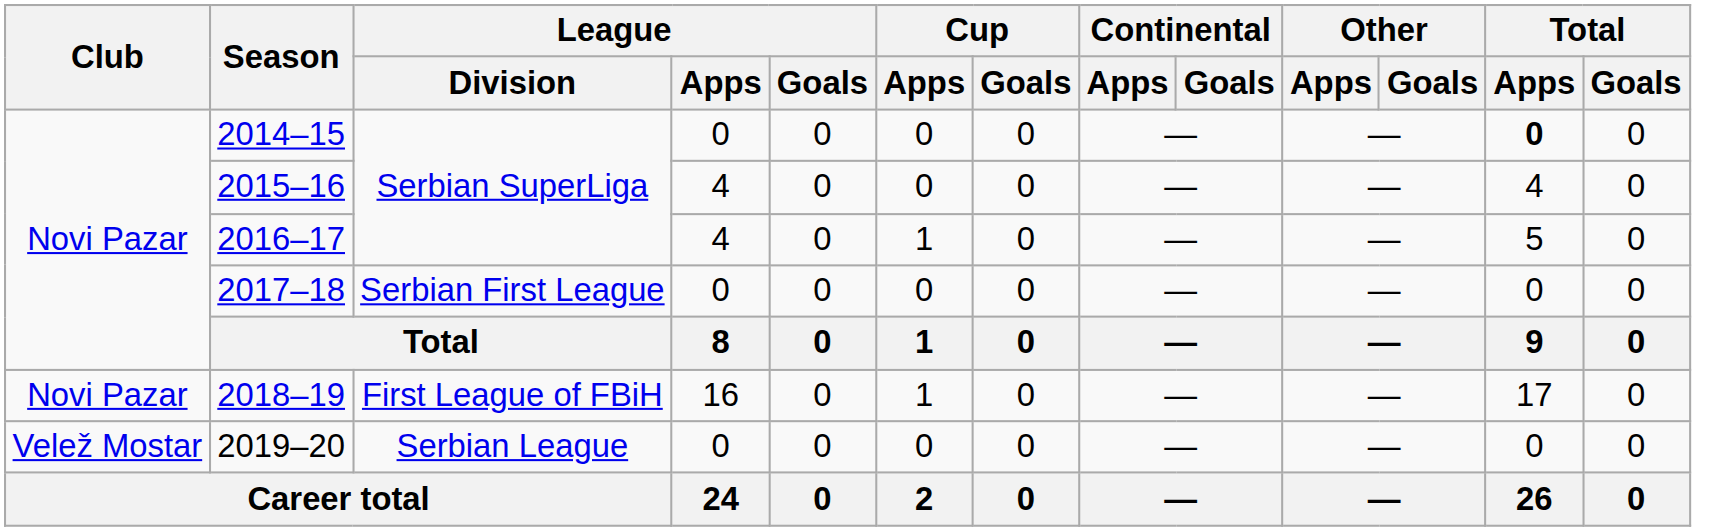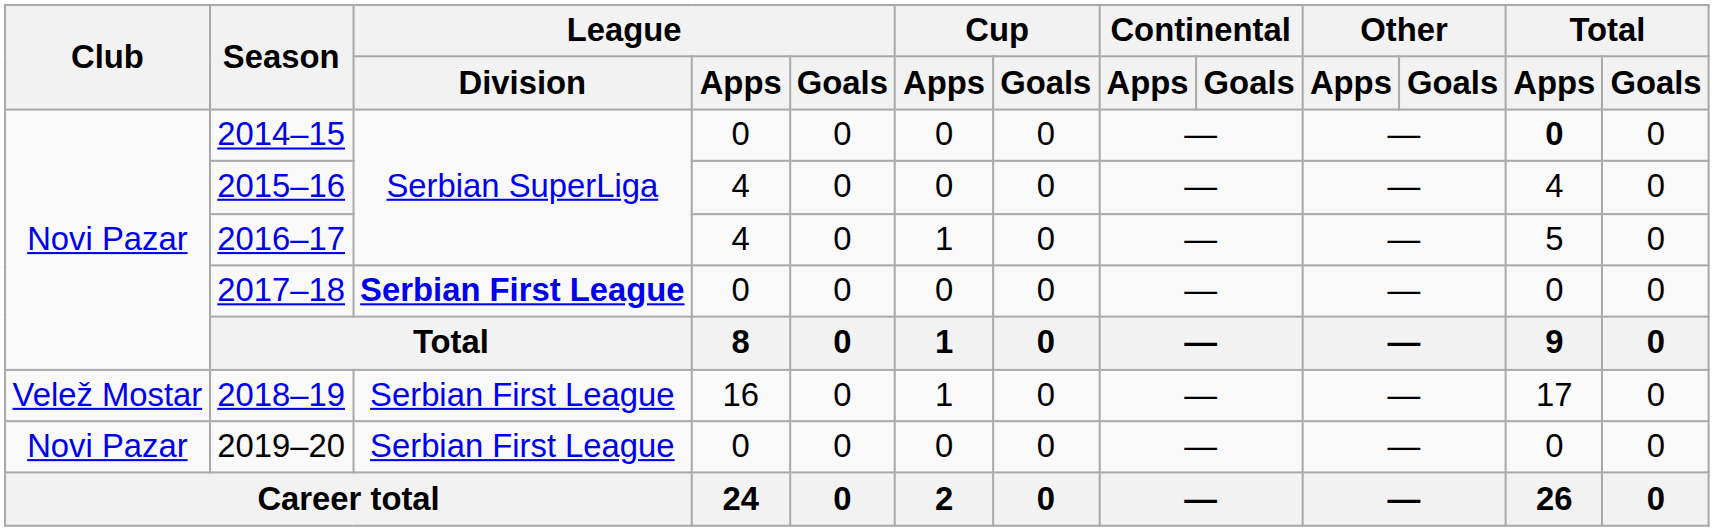(512, 290) normal -> (522, 290) bold
(107, 394) Novi Pazar -> (107, 394) Velež Mostar
(512, 394) First League of FBiH -> (522, 394) Serbian First League
(107, 446) Velež Mostar -> (107, 446) Novi Pazar
(512, 446) Serbian League -> (522, 446) Serbian First League
